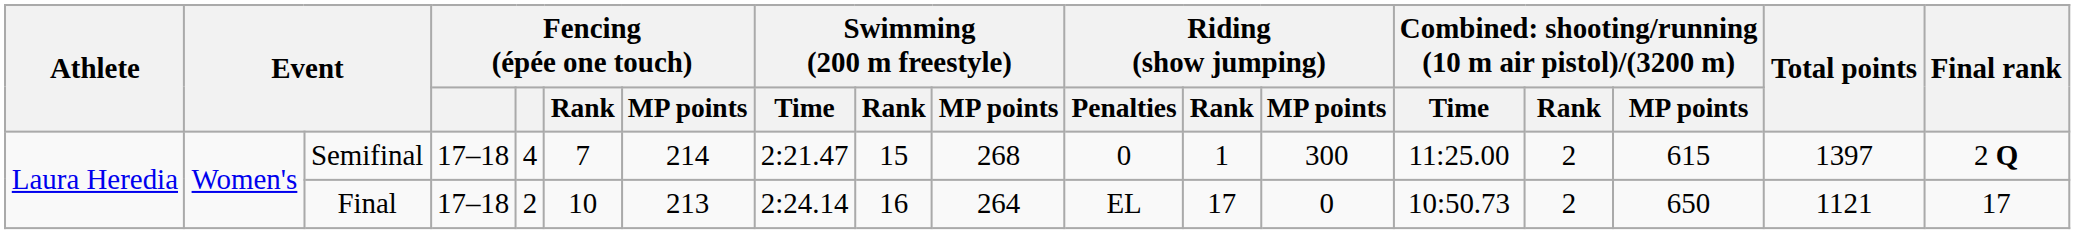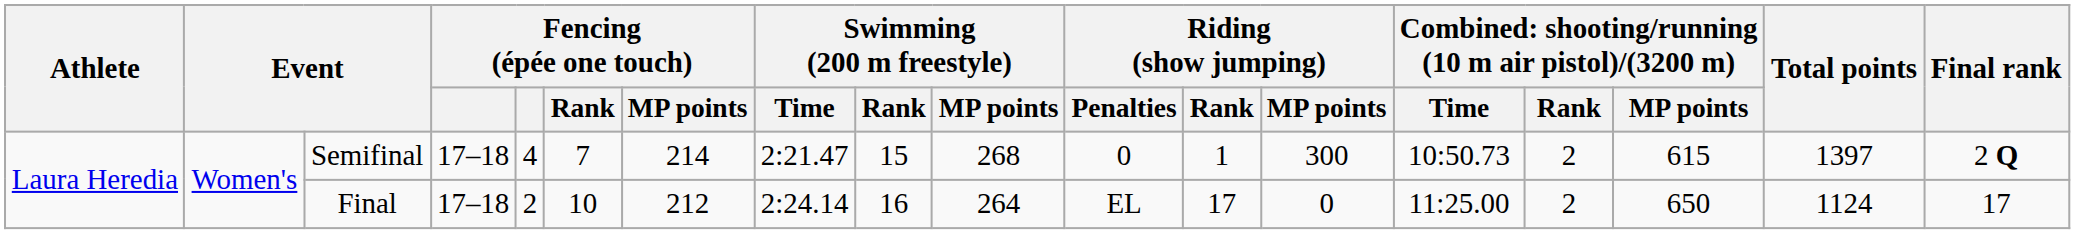(1459, 155) 11:25.00 -> (1459, 155) 10:50.73
(688, 203) 213 -> (688, 203) 212
(1459, 203) 10:50.73 -> (1459, 203) 11:25.00
(1844, 203) 1121 -> (1844, 203) 1124
